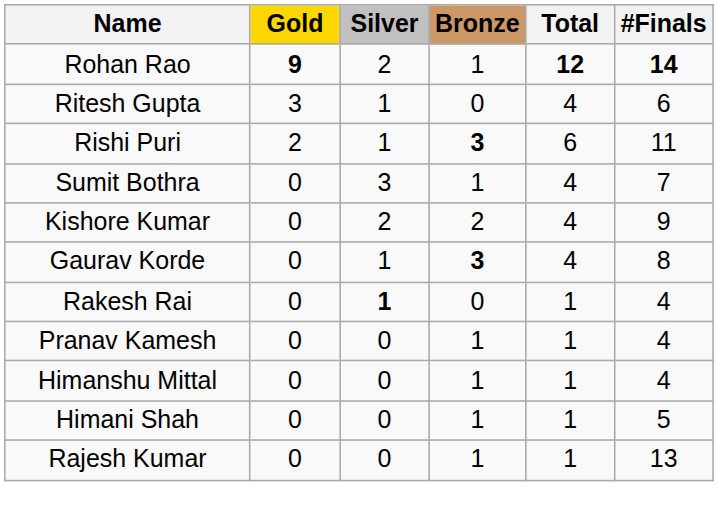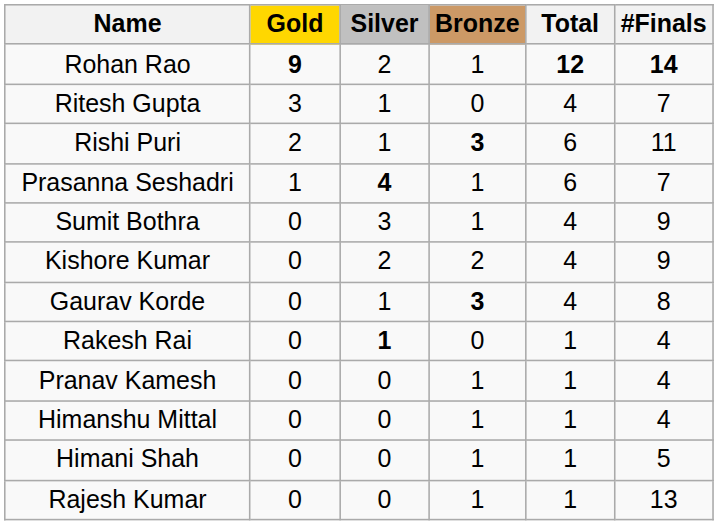(664, 103) 6 -> (664, 103) 7
+ row: (128, 182)
(664, 182) 7 -> (664, 222) 9
